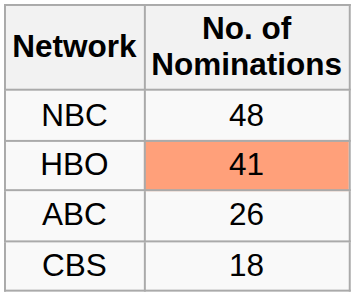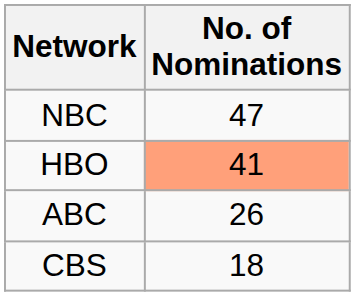(247, 114) 48 -> (247, 114) 47
